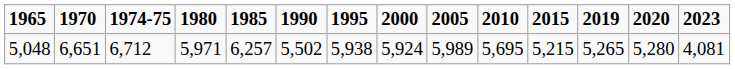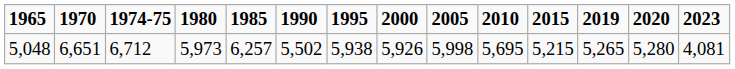(201, 48) 5,971 -> (201, 48) 5,973
(402, 48) 5,924 -> (402, 48) 5,926
(452, 48) 5,989 -> (452, 48) 5,998
